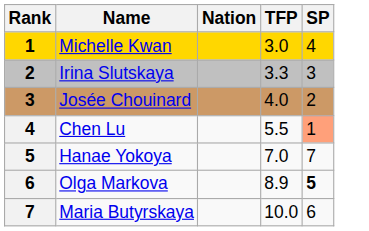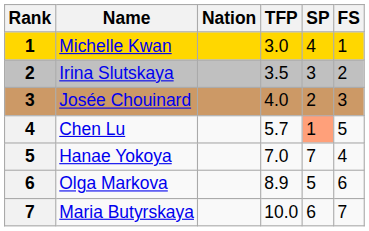+ column: (349, 18)
(276, 73) 3.3 -> (276, 73) 3.5
(276, 128) 5.5 -> (276, 128) 5.7
(311, 184) bold -> (311, 184) normal
